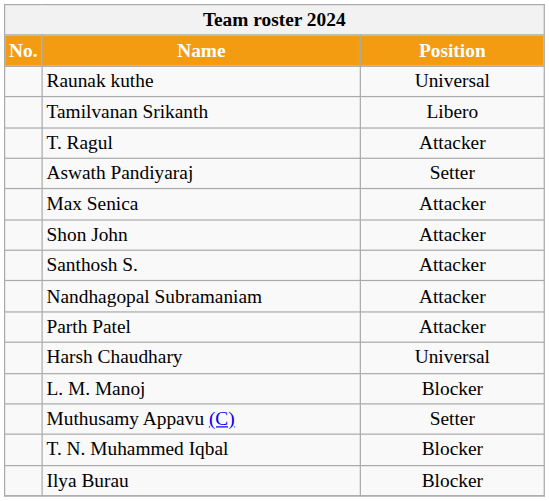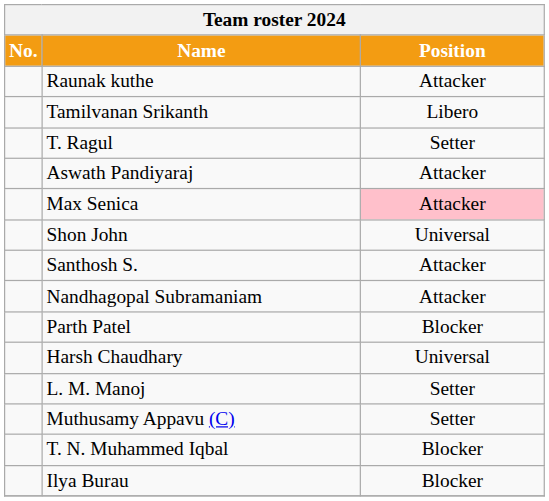(452, 81) Universal -> (452, 81) Attacker
(452, 142) Attacker -> (452, 142) Setter
(452, 173) Setter -> (452, 173) Attacker
(452, 204) no background -> (452, 204) pink background
(452, 234) Attacker -> (452, 234) Universal
(452, 326) Attacker -> (452, 326) Blocker
(452, 388) Blocker -> (452, 388) Setter
